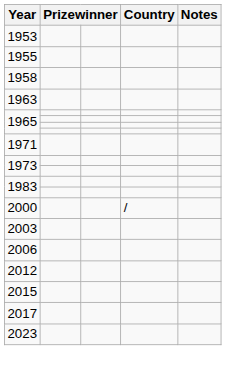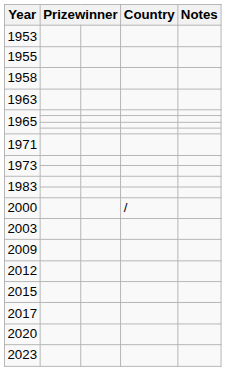- row: (22, 250)
+ row: (22, 250)
+ row: (22, 334)
